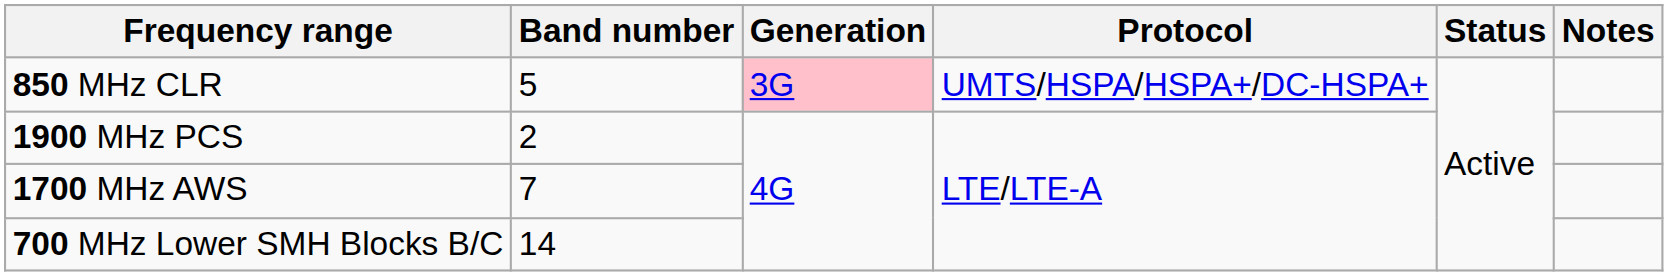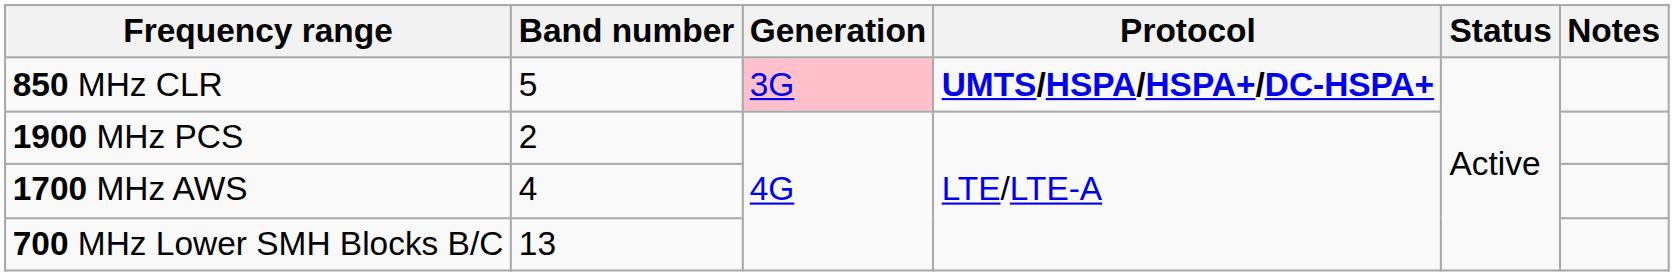(1185, 84) normal -> (1188, 84) bold
(528, 190) 7 -> (528, 190) 4
(537, 243) 14 -> (537, 243) 13
